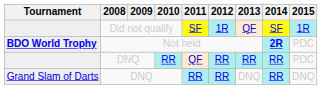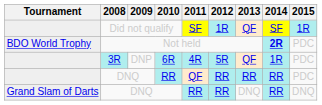(52, 44) bold -> (49, 44) normal
+ row: (169, 60)
